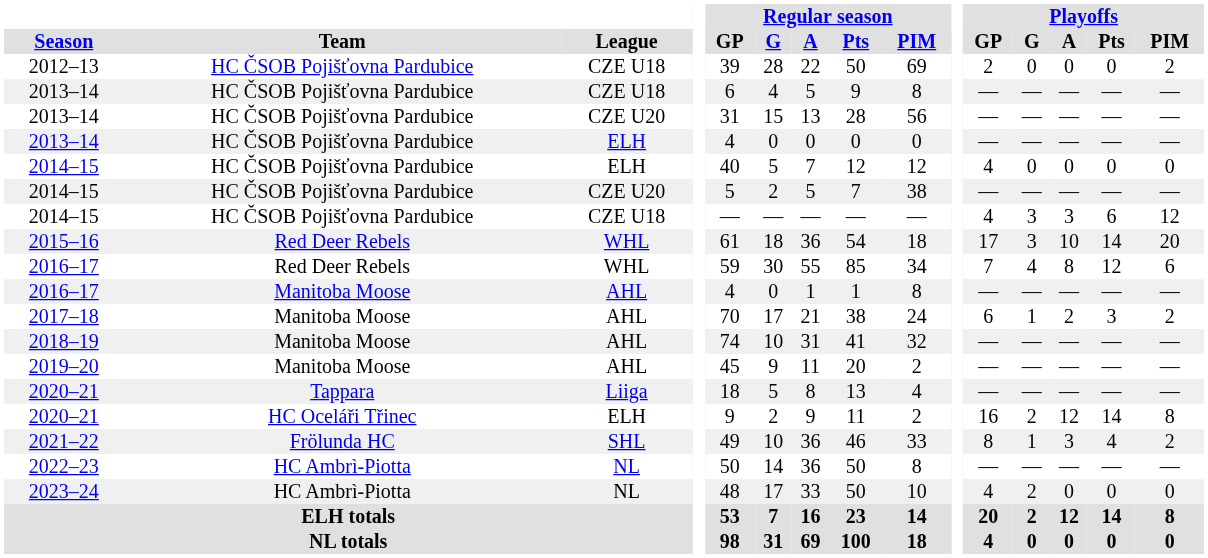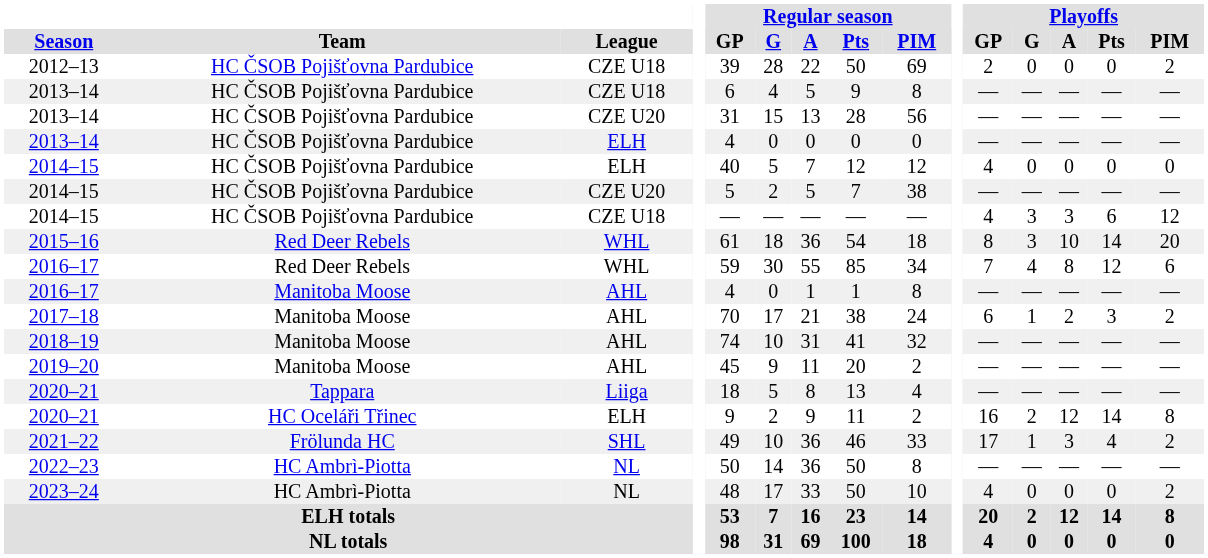(988, 241) 17 -> (988, 241) 8
(988, 441) 8 -> (988, 441) 17
(1032, 491) 2 -> (1032, 491) 0
(1170, 491) 0 -> (1170, 491) 2
